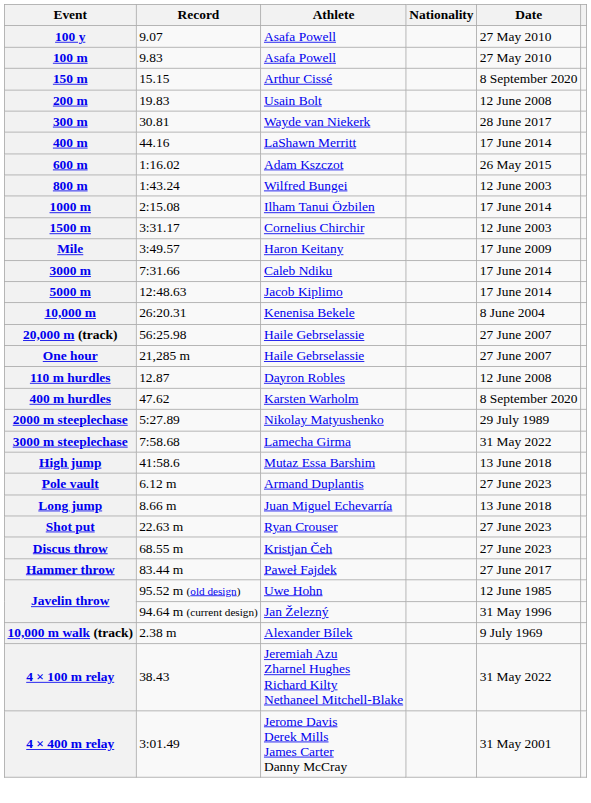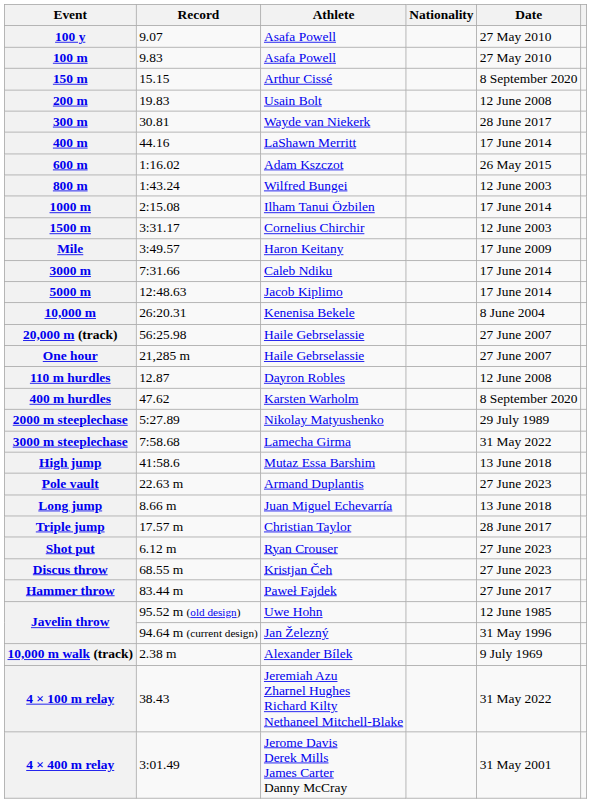(158, 484) 6.12 m -> (161, 484) 22.63 m
+ row: (70, 526)
(161, 526) 22.63 m -> (158, 548) 6.12 m
